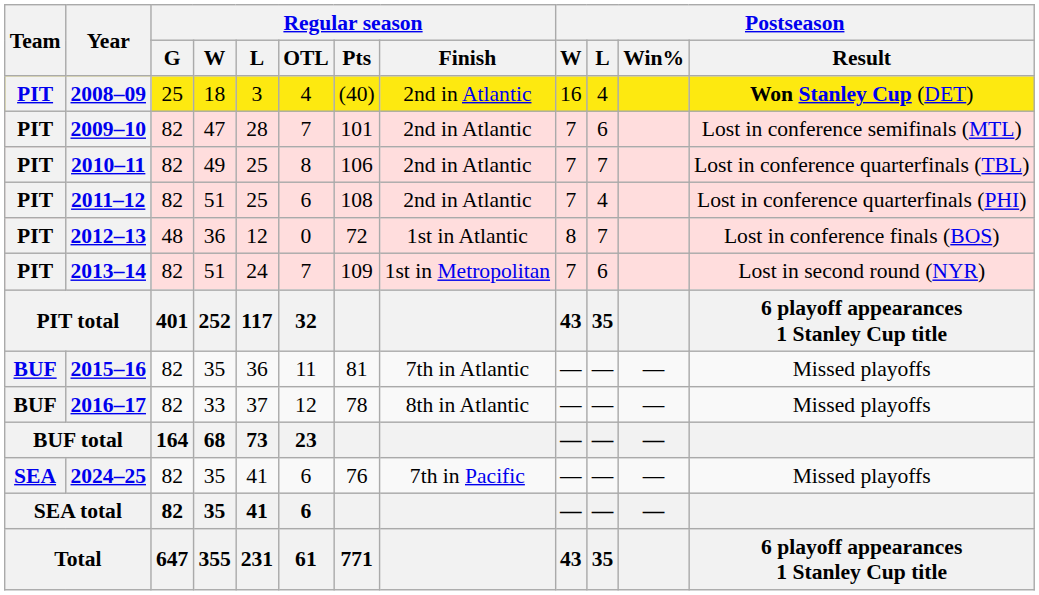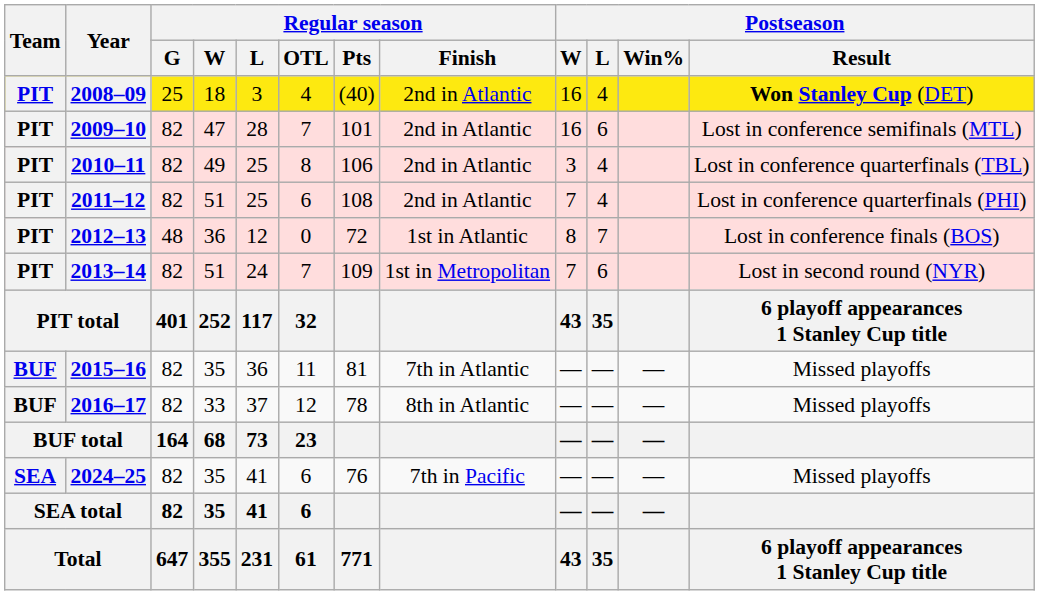(571, 129) 7 -> (571, 129) 16
(571, 164) 7 -> (571, 164) 3
(602, 164) 7 -> (602, 164) 4
